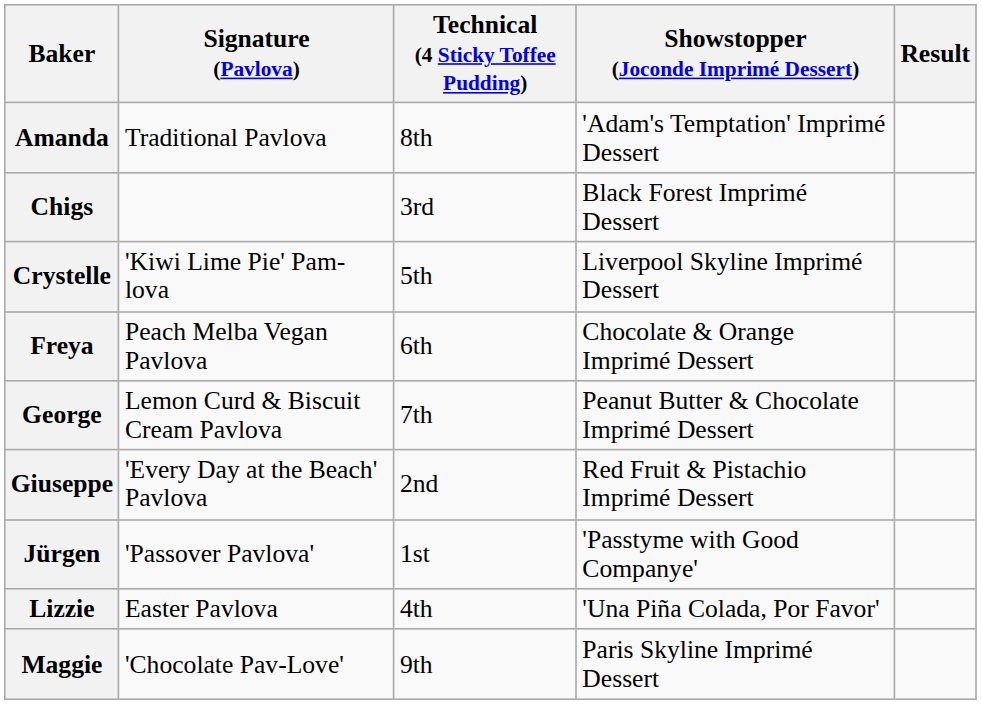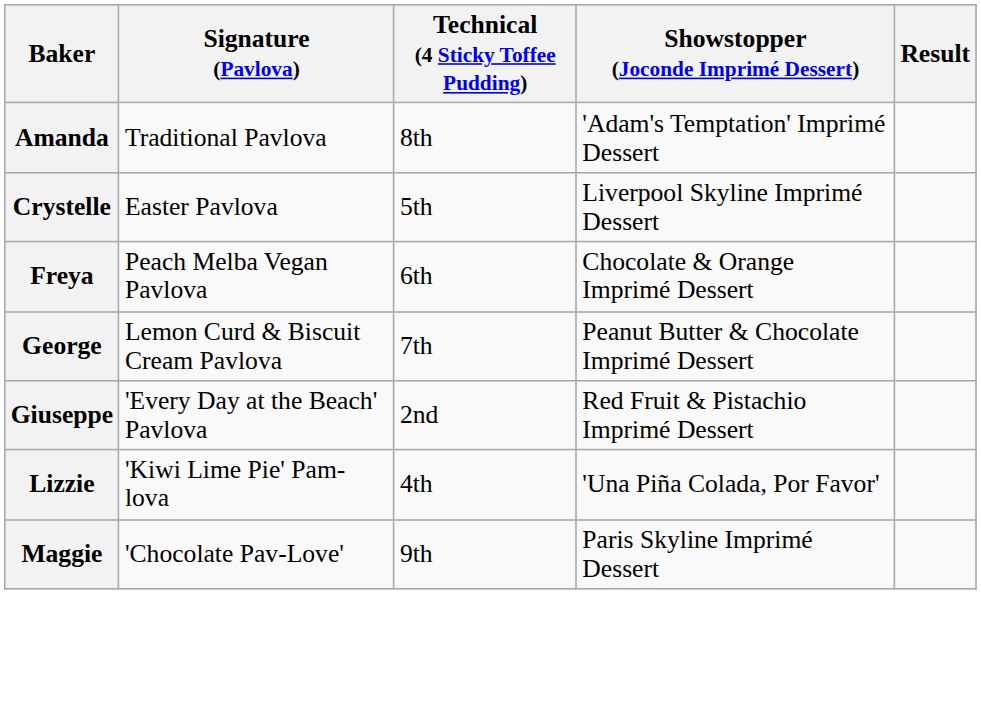- row: (62, 206)
(235, 276) 'Kiwi Lime Pie' Pam-lova -> (201, 206) Easter Pavlova
- row: (62, 553)
(201, 608) Easter Pavlova -> (235, 484) 'Kiwi Lime Pie' Pam-lova
